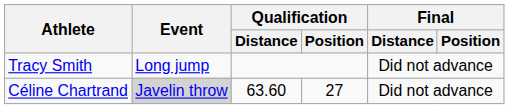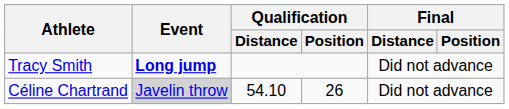(172, 66) normal -> (176, 66) bold
(266, 91) 63.60 -> (266, 91) 54.10
(334, 91) 27 -> (334, 91) 26
